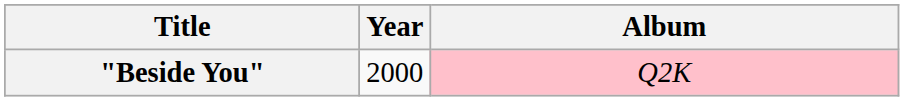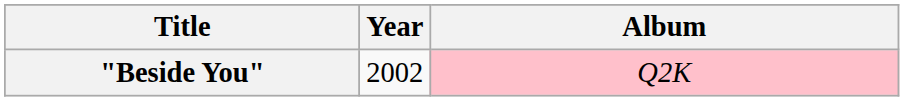(395, 72) 2000 -> (395, 72) 2002
